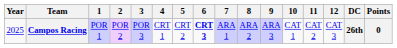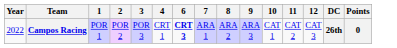- column: (183, 11)
(15, 30) 2025 -> (15, 30) 2022
